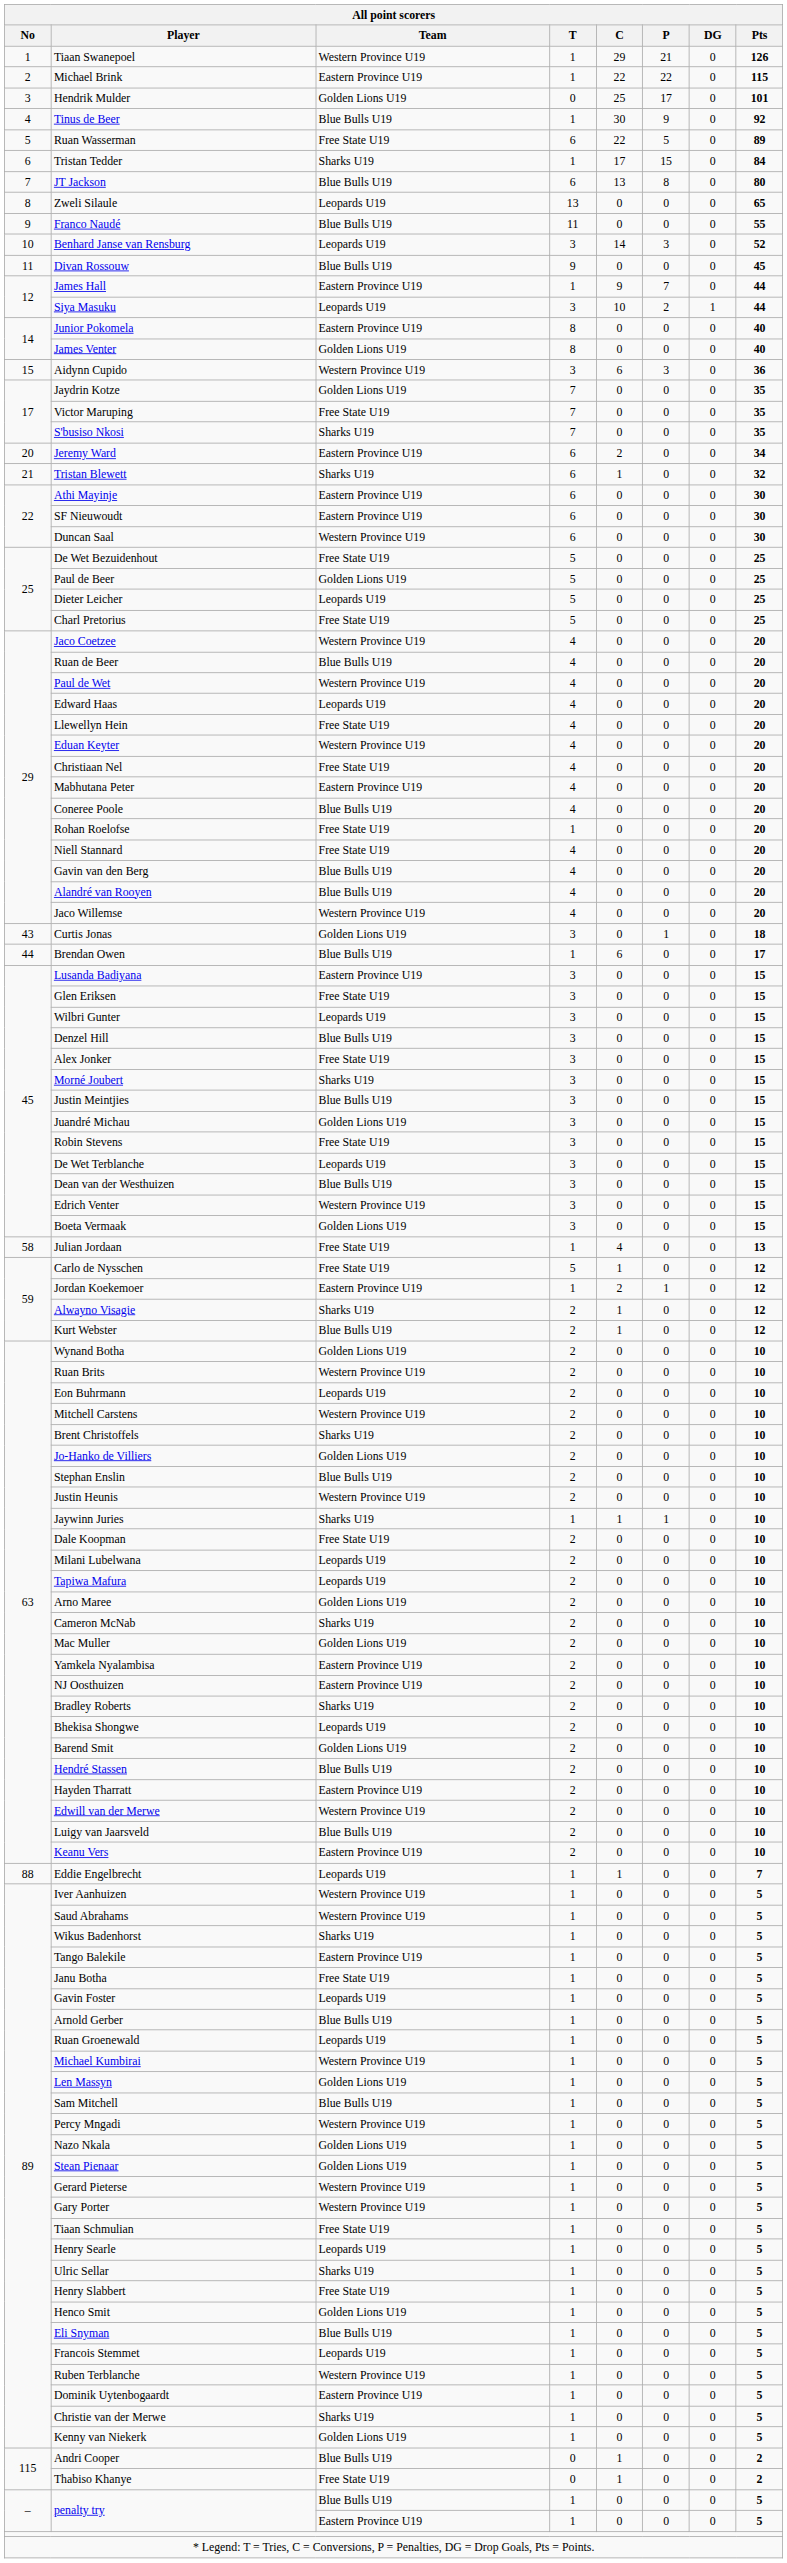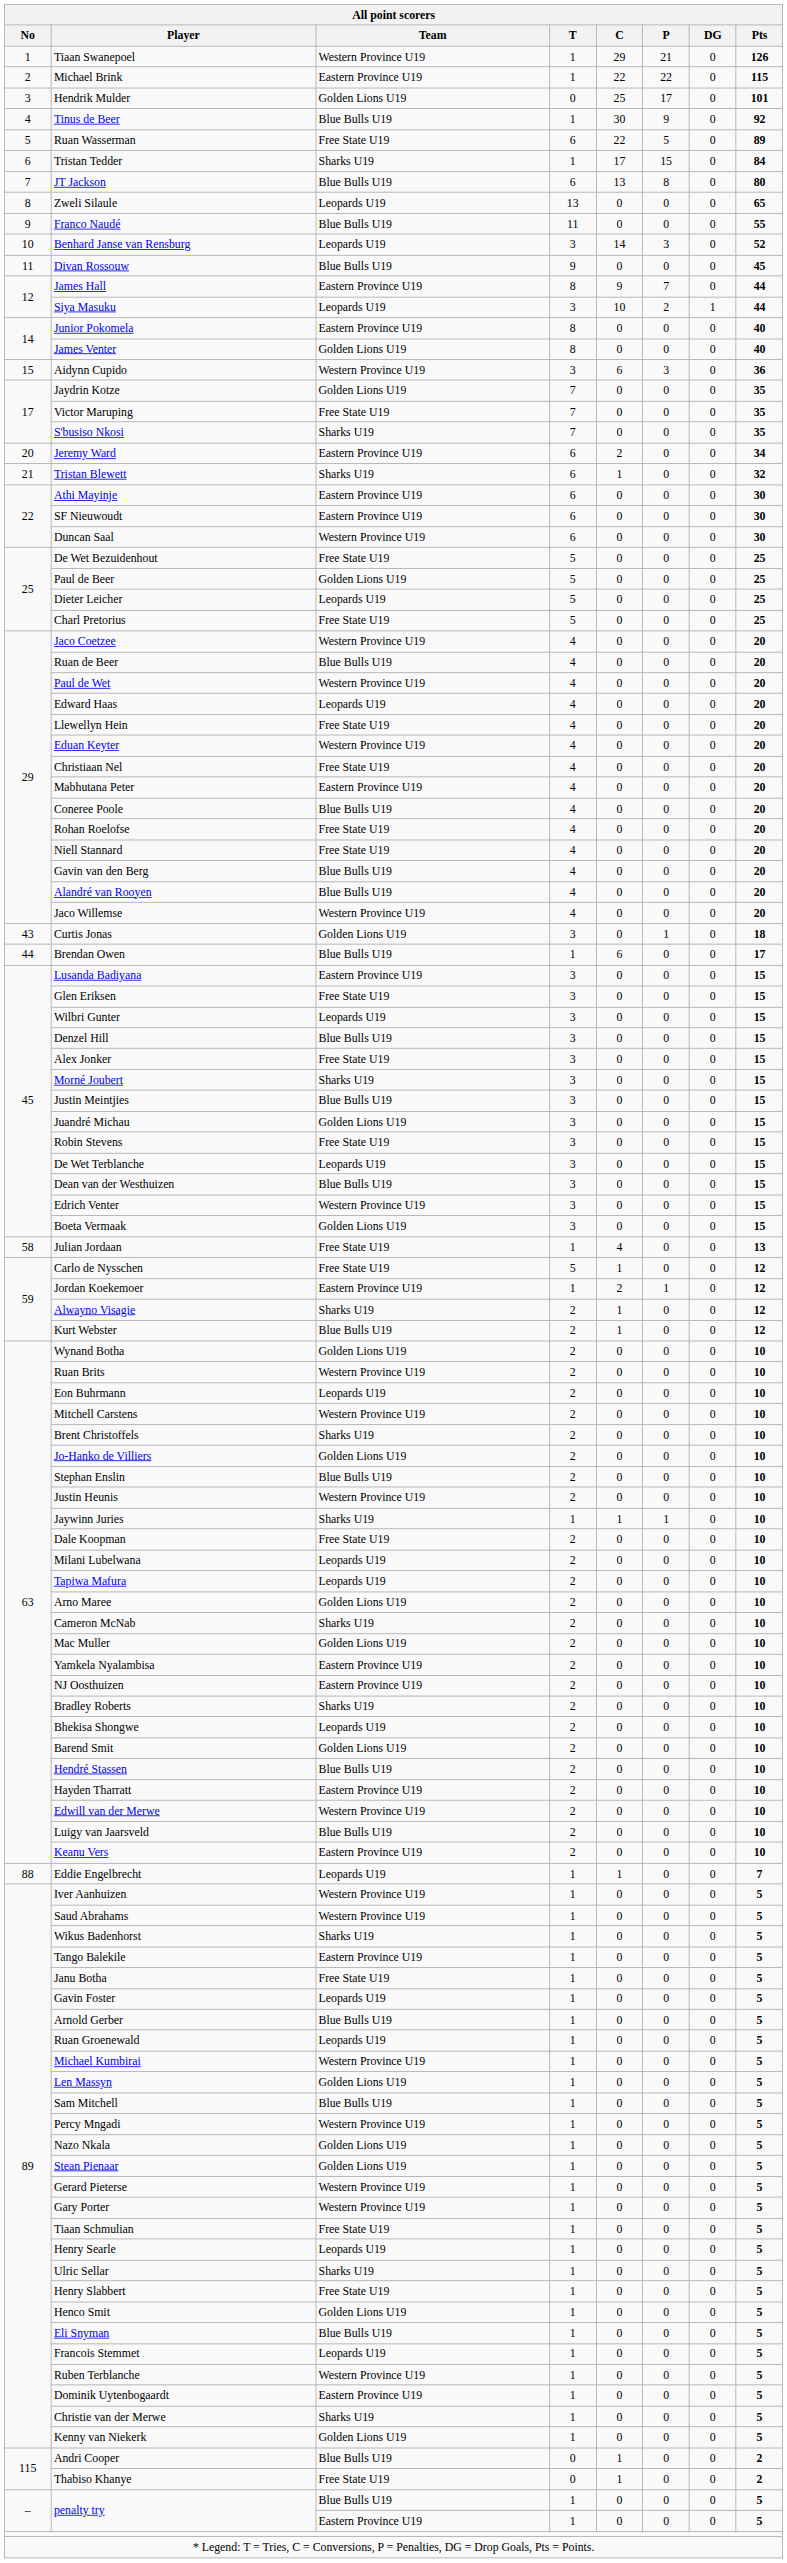(573, 286) 1 -> (573, 286) 8
(573, 829) 1 -> (573, 829) 4
